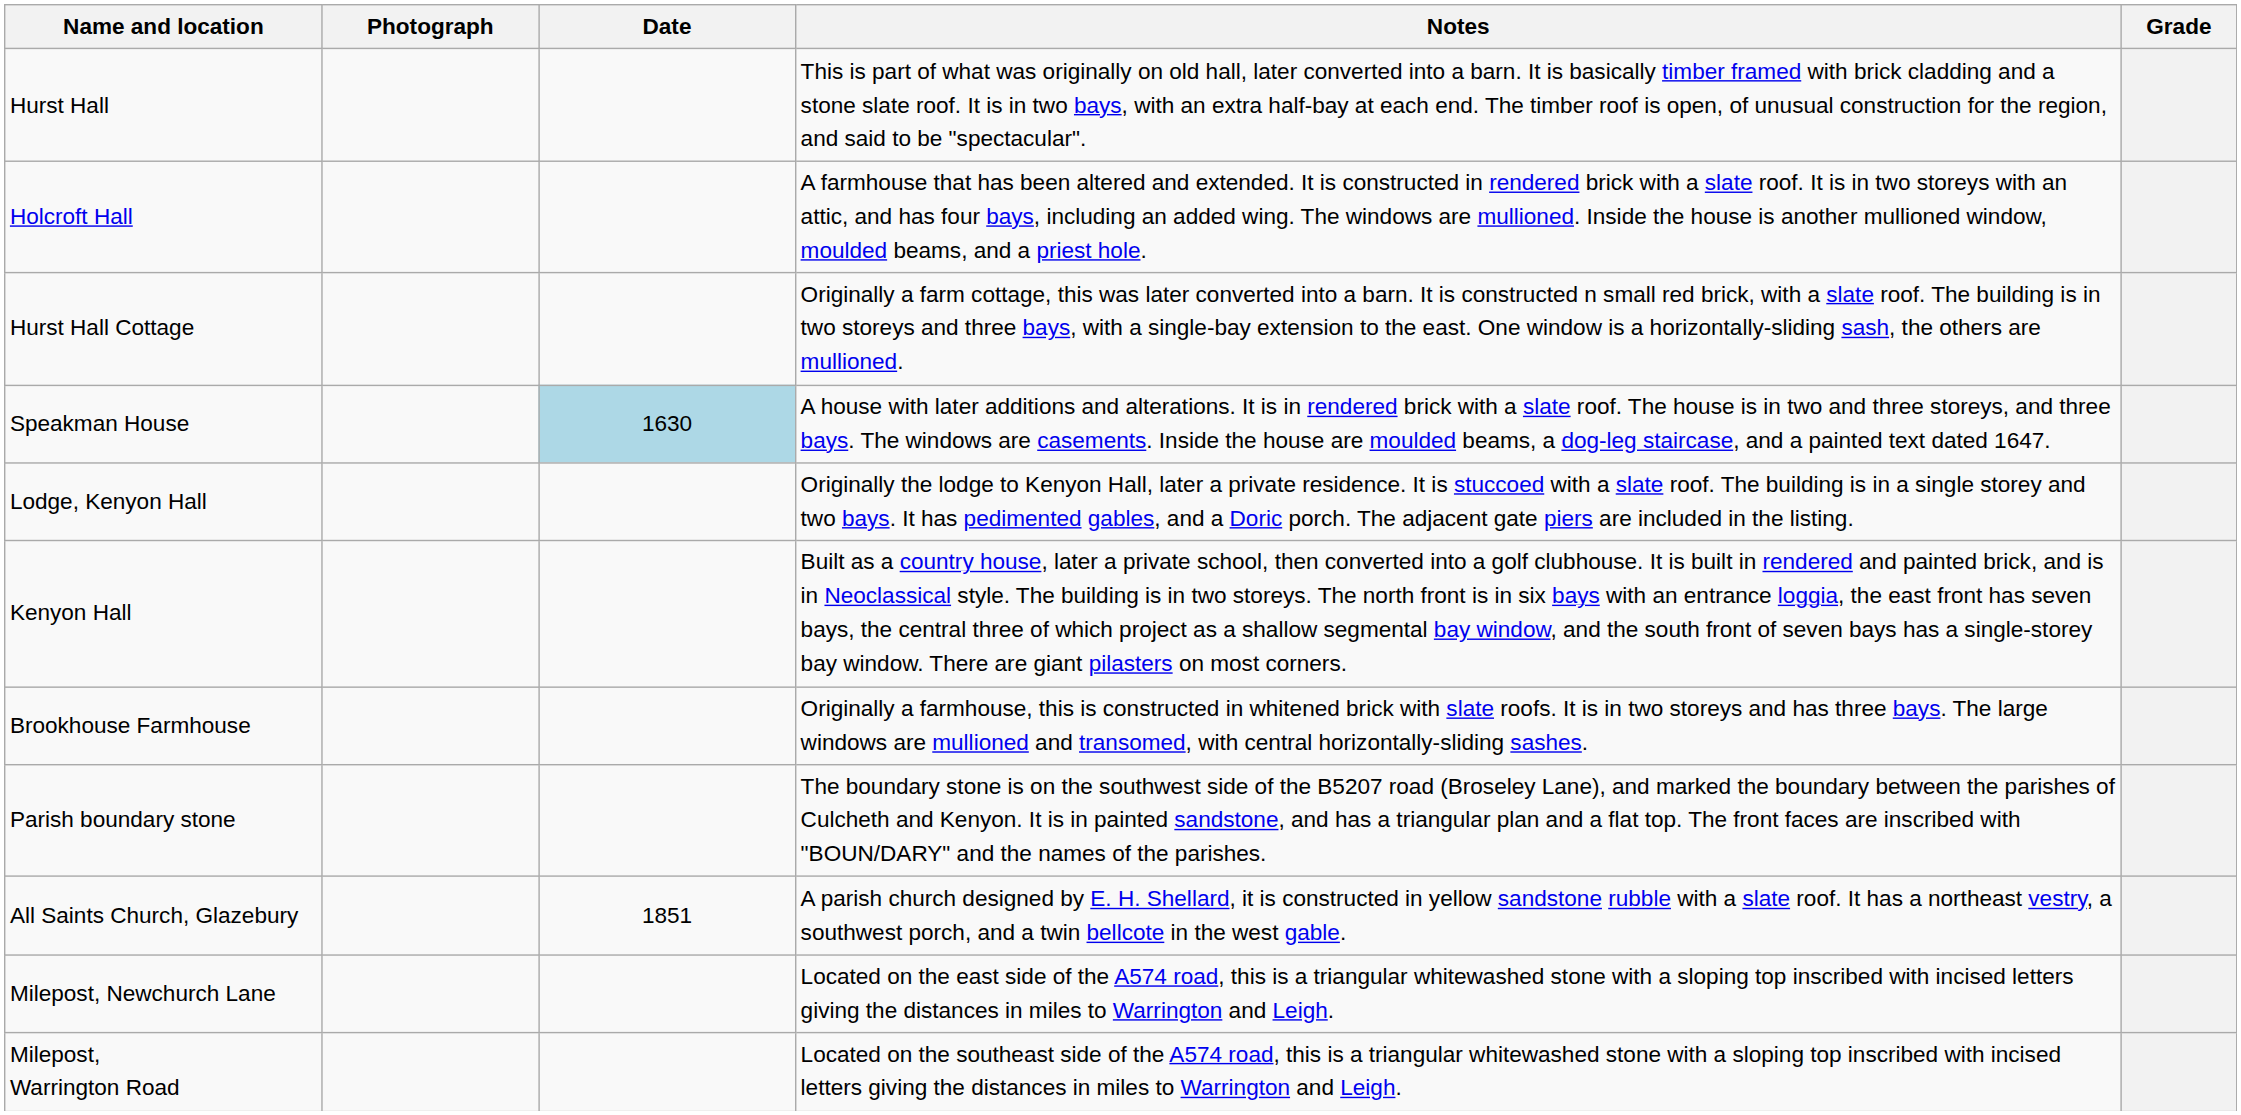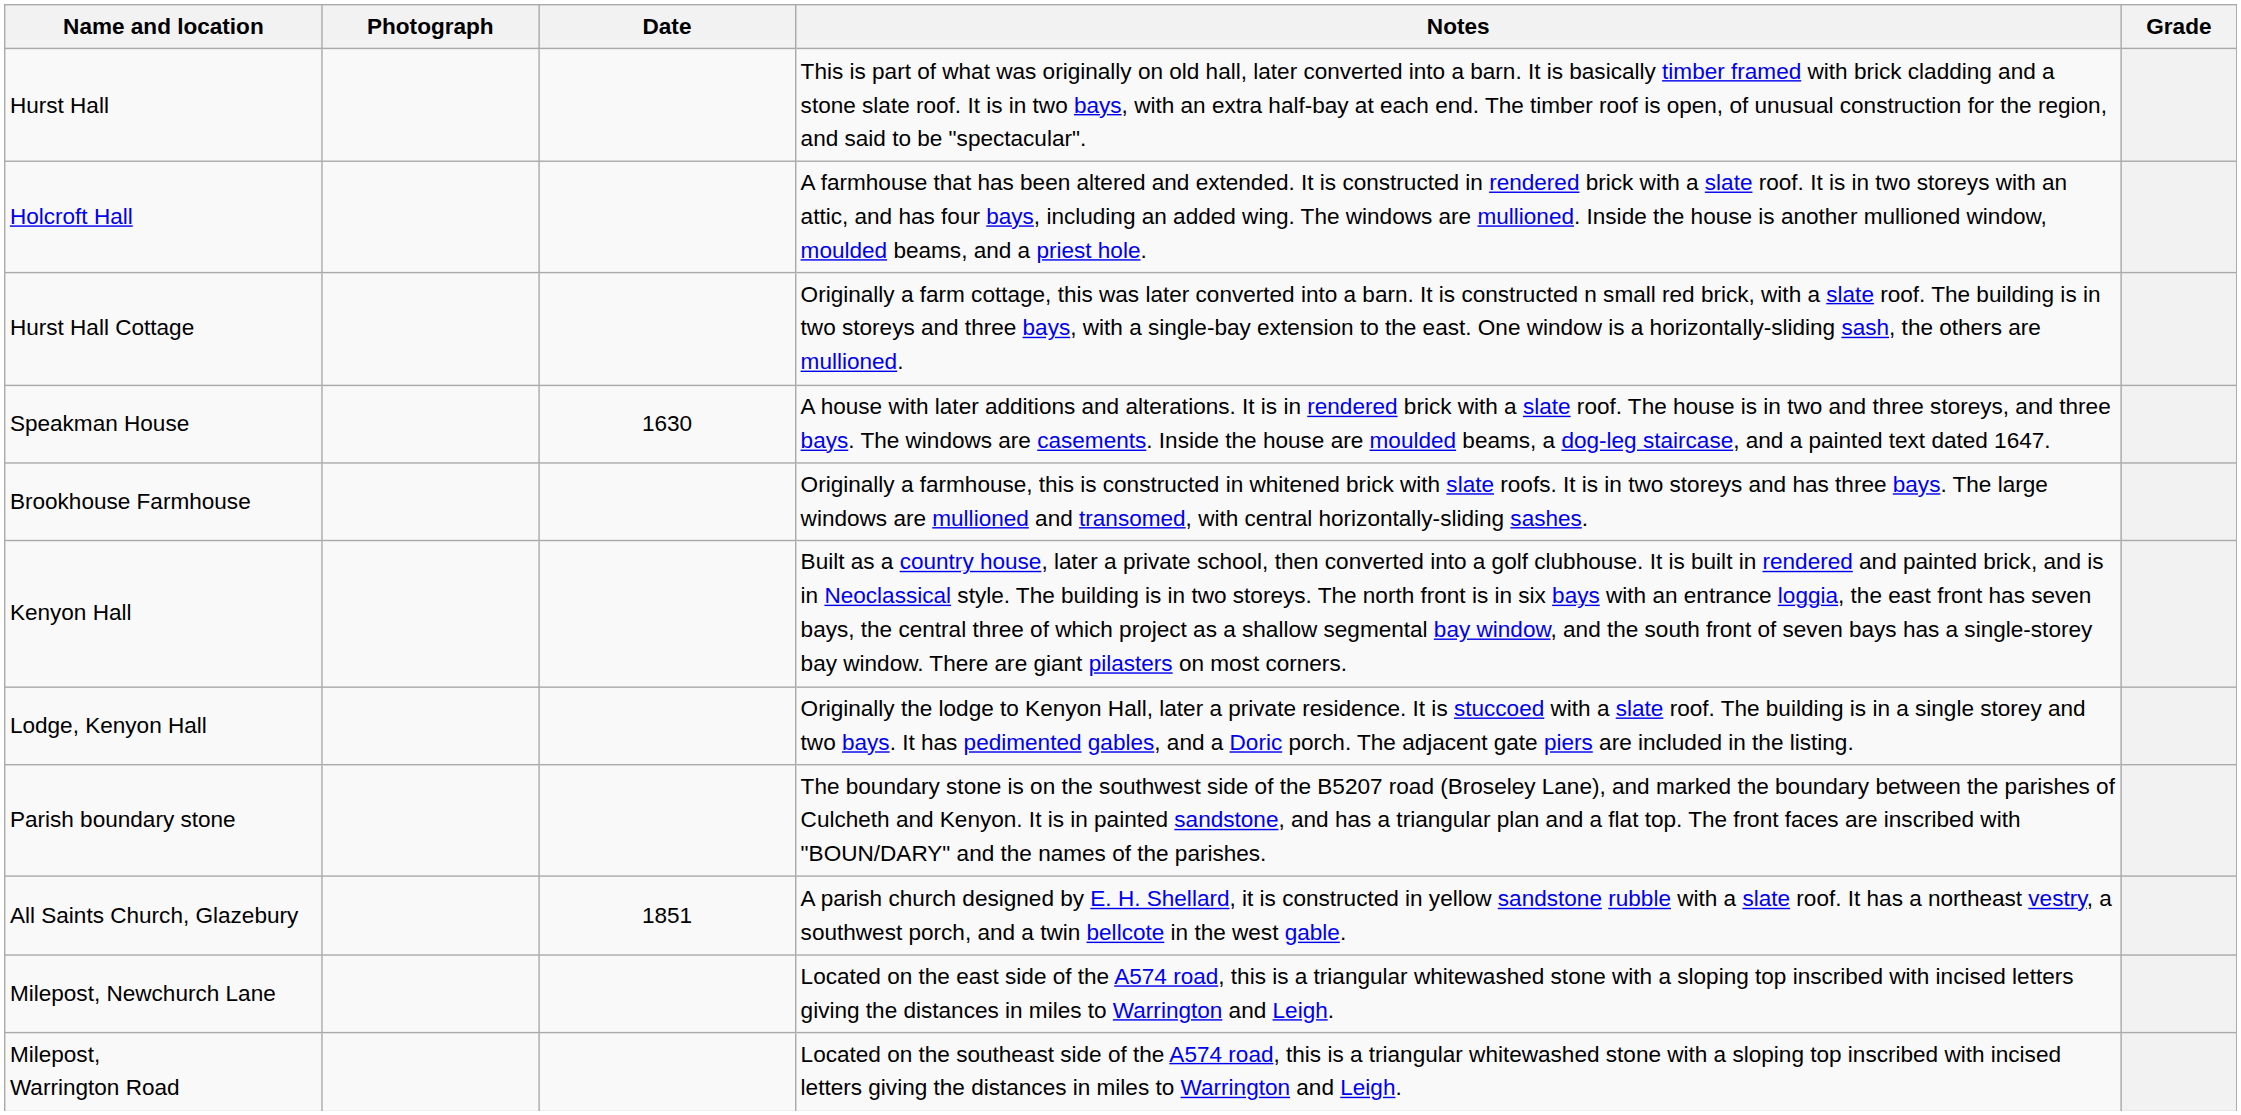(667, 423) lightblue background -> (667, 423) no background
rows swapped: (130, 725) <-> (108, 501)
